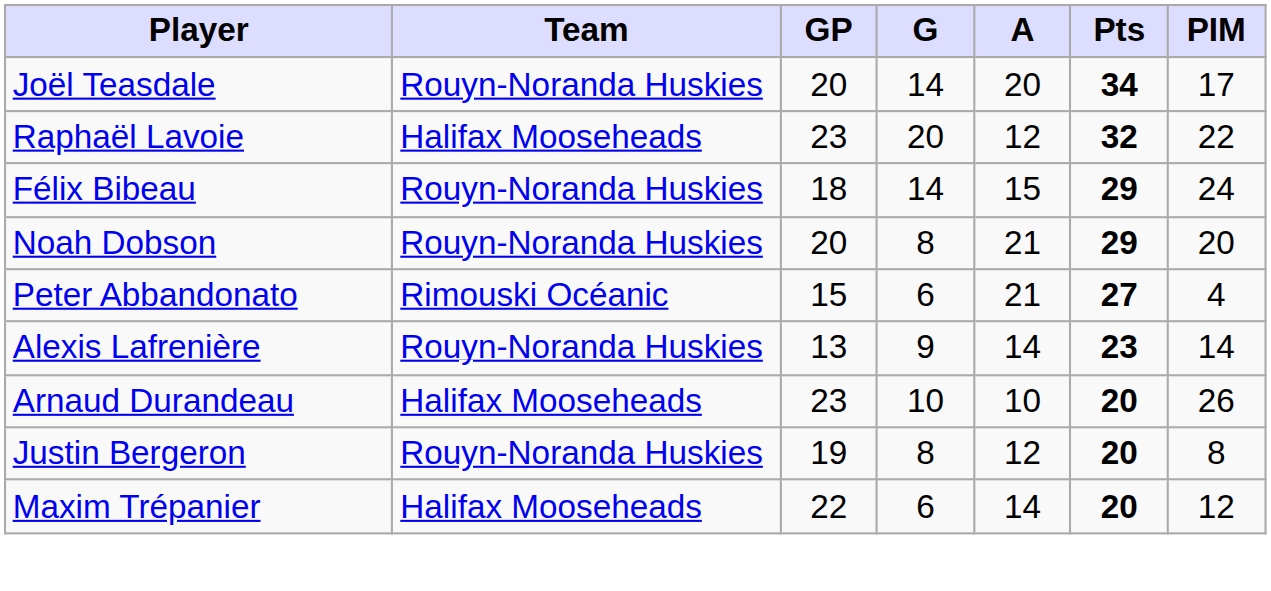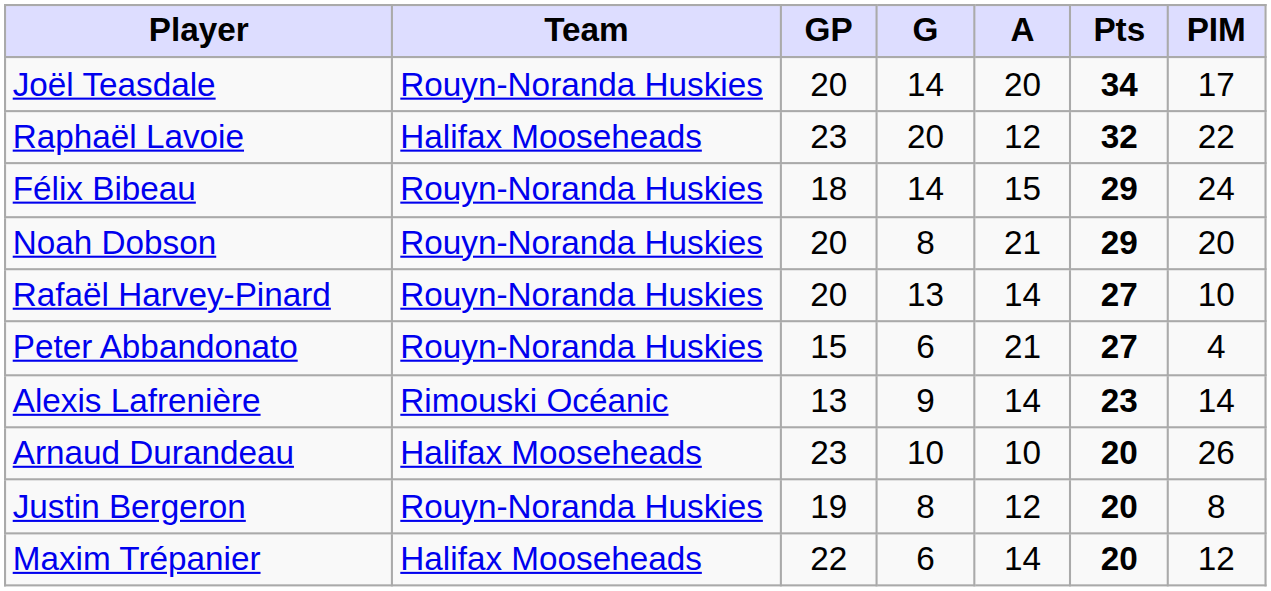+ row: (172, 294)
(534, 294) Rimouski Océanic -> (582, 347) Rouyn-Noranda Huskies
(582, 347) Rouyn-Noranda Huskies -> (534, 400) Rimouski Océanic
